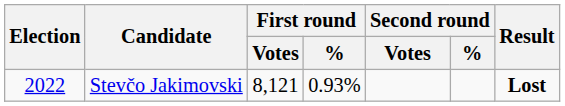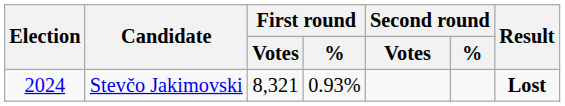(45, 85) 2022 -> (45, 85) 2024
(275, 85) 8,121 -> (275, 85) 8,321
